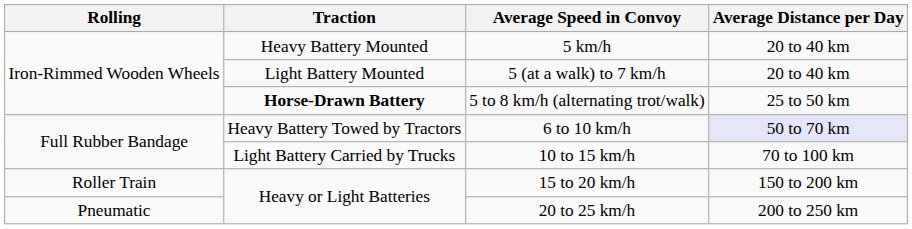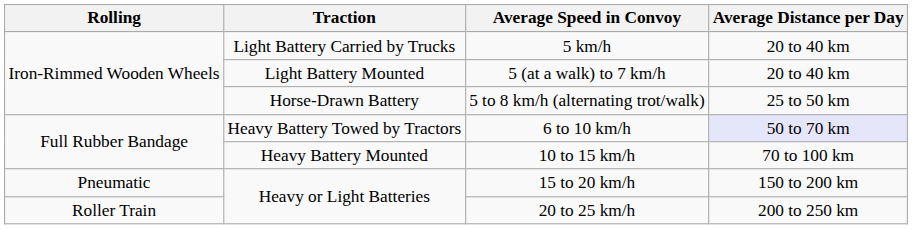(344, 45) Heavy Battery Mounted -> (344, 45) Light Battery Carried by Trucks
(344, 100) bold -> (344, 100) normal
(344, 155) Light Battery Carried by Trucks -> (344, 155) Heavy Battery Mounted
(114, 182) Roller Train -> (114, 182) Pneumatic
(114, 210) Pneumatic -> (114, 210) Roller Train
